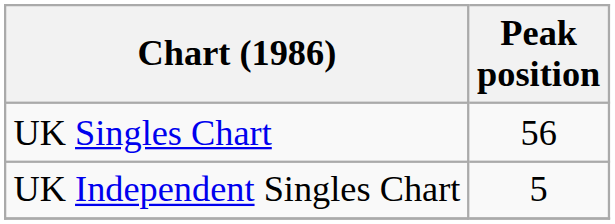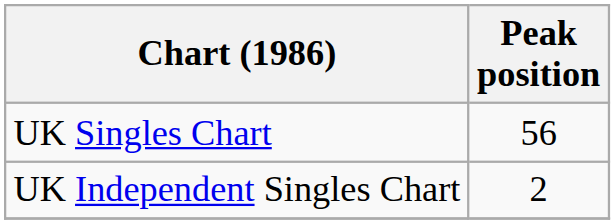(539, 189) 5 -> (539, 189) 2
